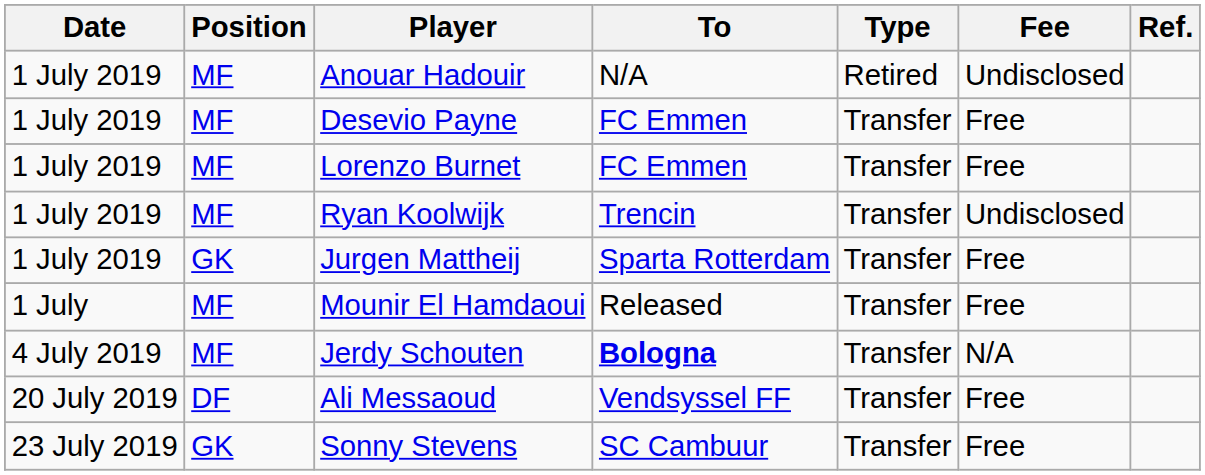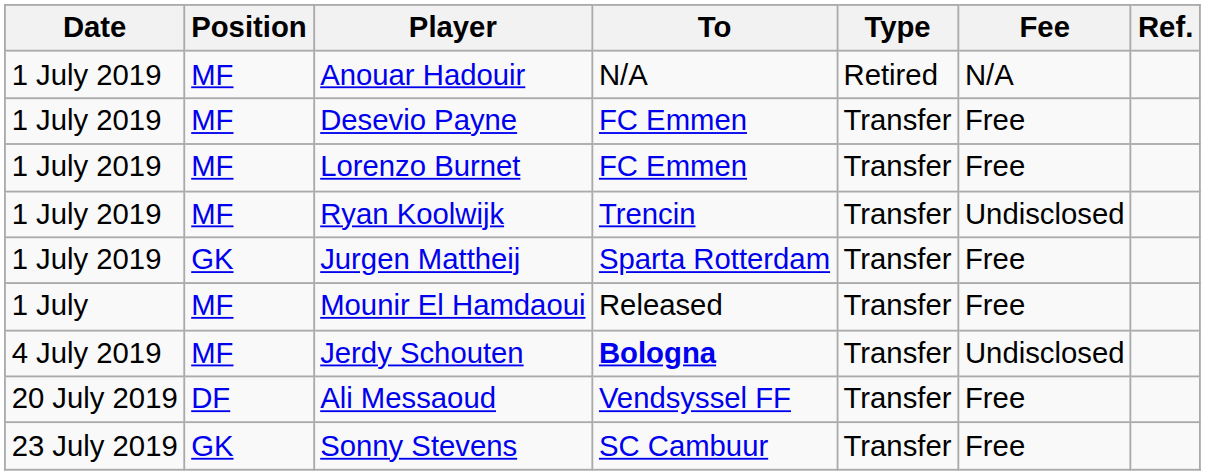(1045, 74) Undisclosed -> (989, 74) N/A
(989, 352) N/A -> (1045, 352) Undisclosed
